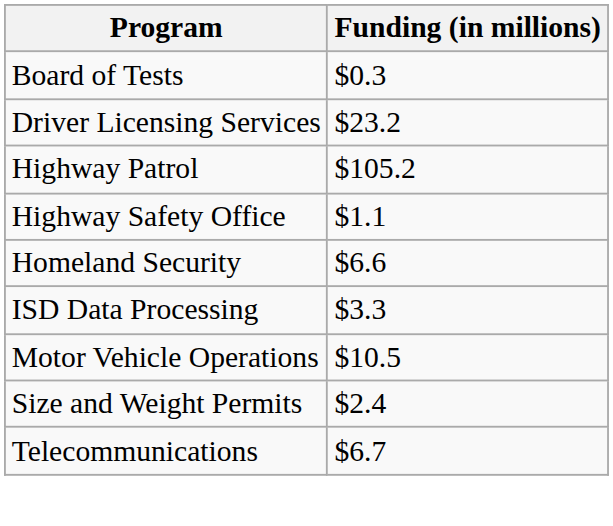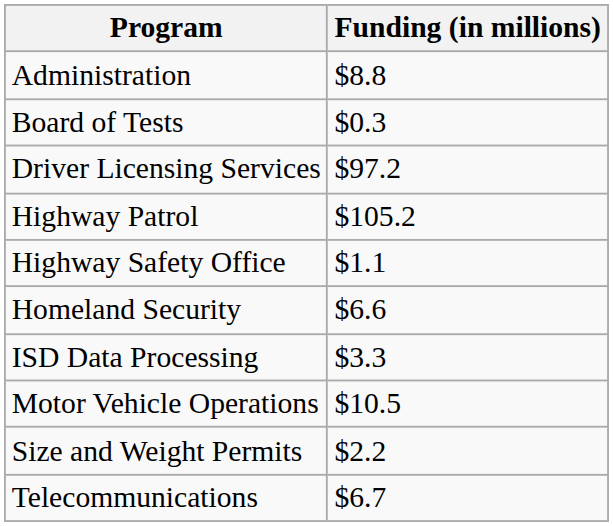+ row: (101, 74)
(368, 121) $23.2 -> (368, 168) $97.2
(360, 403) $2.4 -> (360, 450) $2.2
